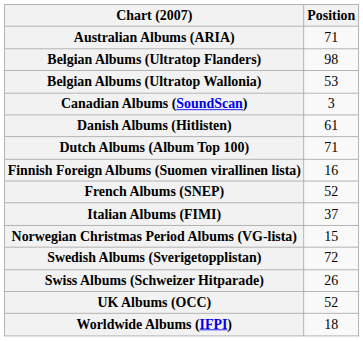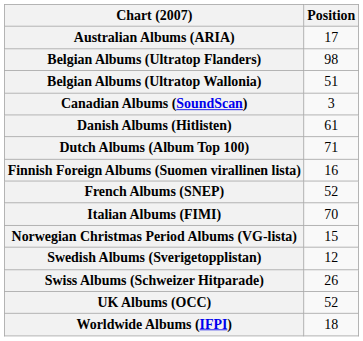(331, 37) 71 -> (331, 37) 17
(331, 81) 53 -> (331, 81) 51
(331, 214) 37 -> (331, 214) 70
(331, 258) 72 -> (331, 258) 12
